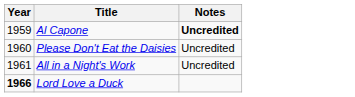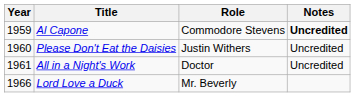+ column: (233, 13)
(19, 83) bold -> (19, 83) normal
